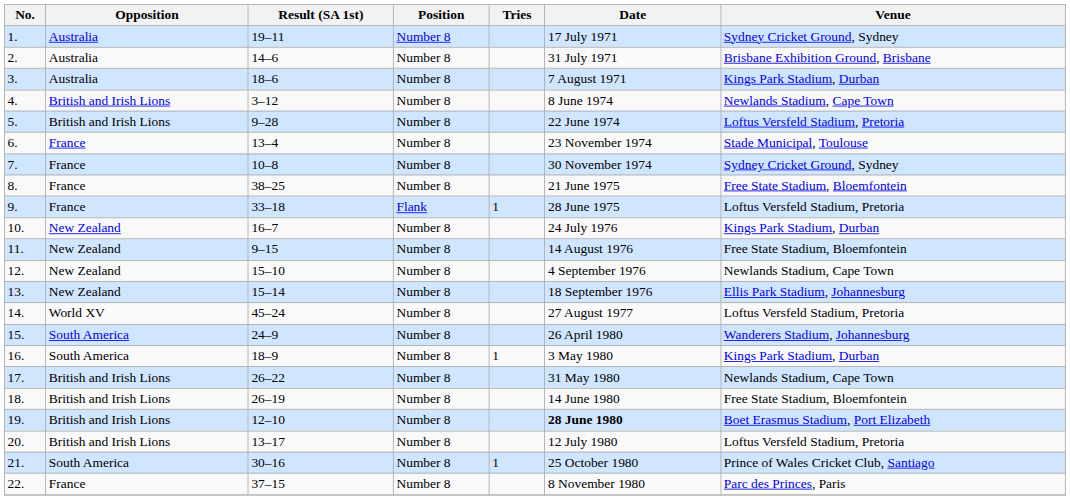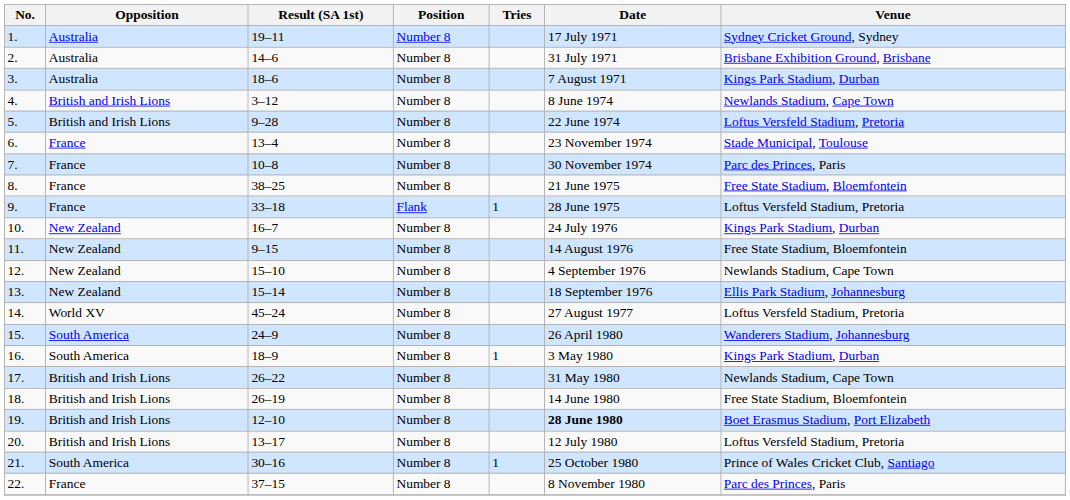(811, 164) Sydney Cricket Ground, Sydney -> (785, 164) Parc des Princes, Paris
